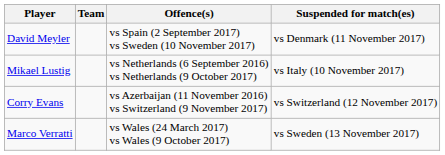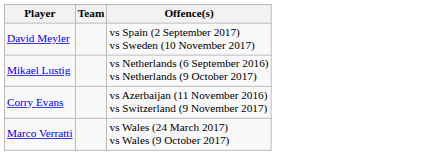- column: (355, 14)
